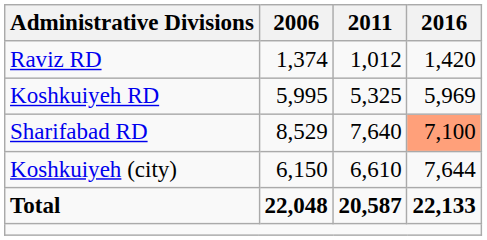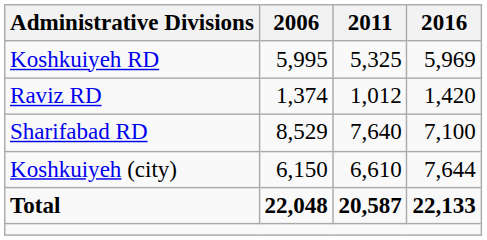rows swapped: (85, 95) <-> (56, 59)
(450, 132) lightsalmon background -> (450, 132) no background
